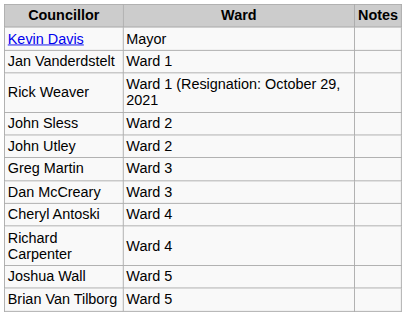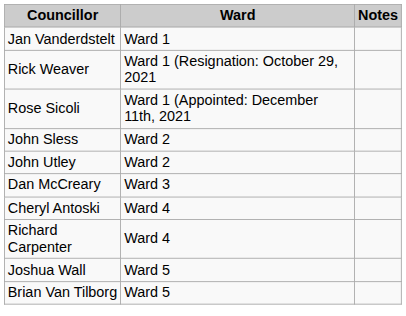- row: (46, 38)
+ row: (44, 108)
- row: (46, 169)
